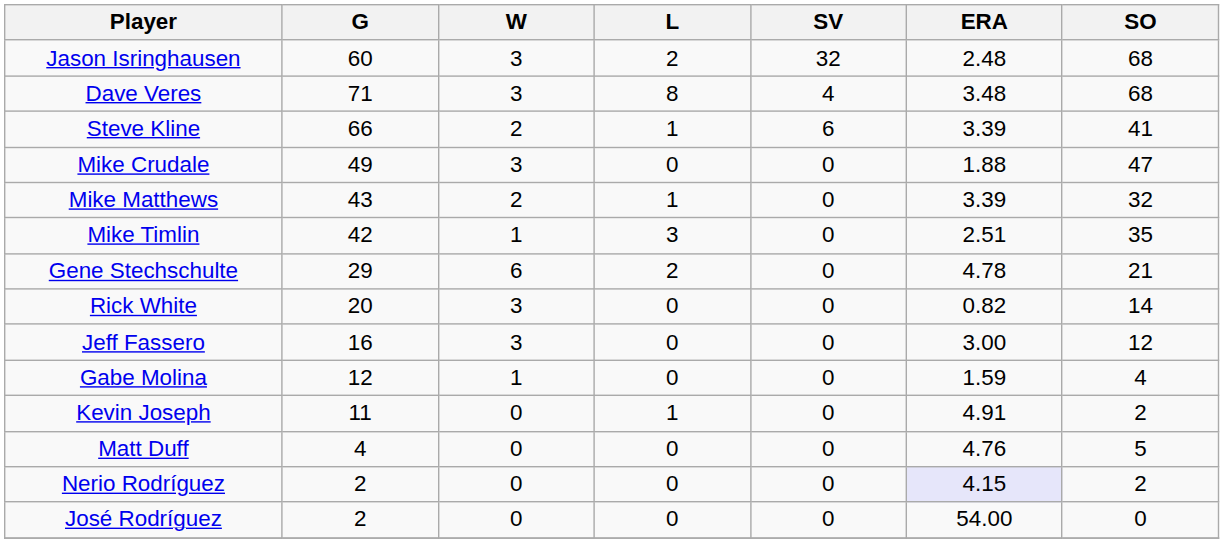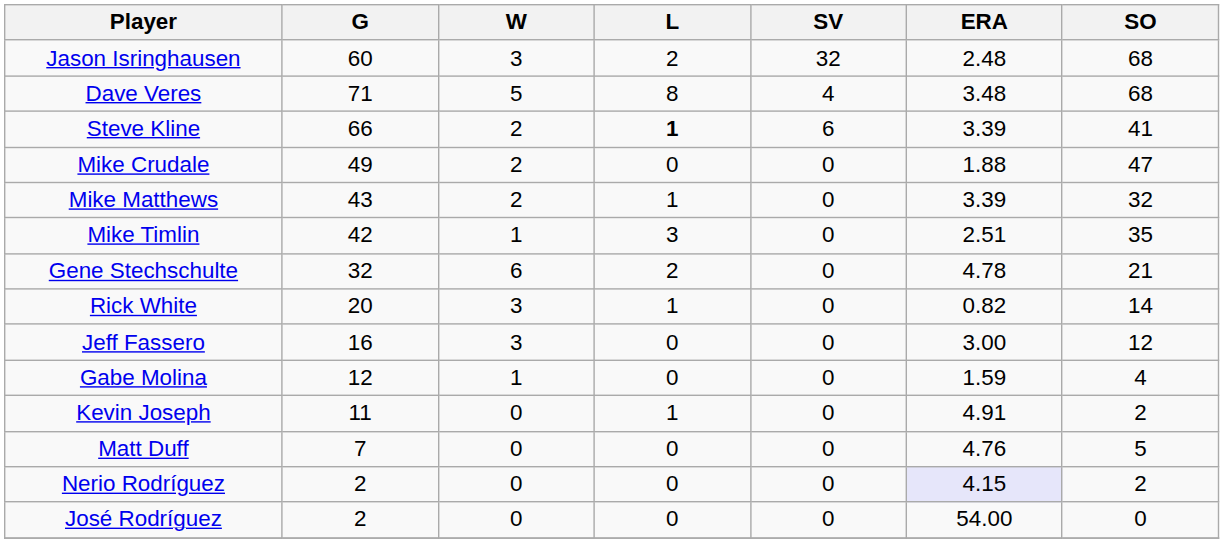(516, 93) 3 -> (516, 93) 5
(672, 128) normal -> (672, 128) bold
(516, 164) 3 -> (516, 164) 2
(360, 270) 29 -> (360, 270) 32
(672, 306) 0 -> (672, 306) 1
(360, 448) 4 -> (360, 448) 7
